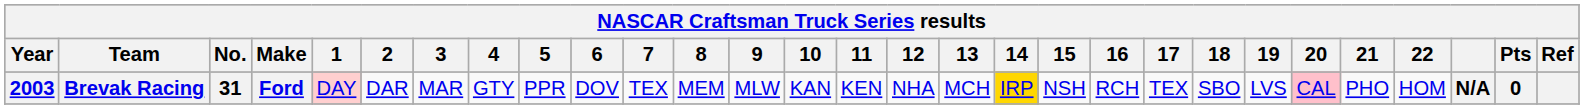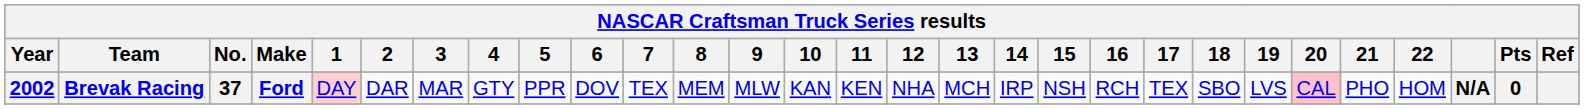(32, 88) 2003 -> (32, 88) 2002
(230, 88) 31 -> (230, 88) 37
(1017, 88) gold background -> (1017, 88) no background
